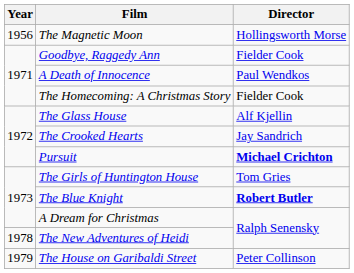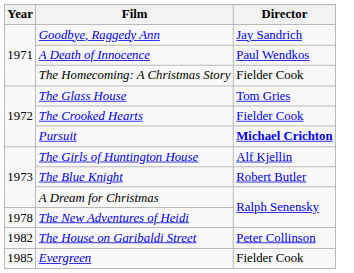- row: (91, 34)
(270, 55) Fielder Cook -> (269, 34) Jay Sandrich
(264, 116) Alf Kjellin -> (263, 95) Tom Gries
(269, 136) Jay Sandrich -> (270, 116) Fielder Cook
(263, 177) Tom Gries -> (264, 156) Alf Kjellin
(274, 197) bold -> (271, 177) normal
(20, 258) 1979 -> (20, 237) 1982
+ row: (65, 258)
